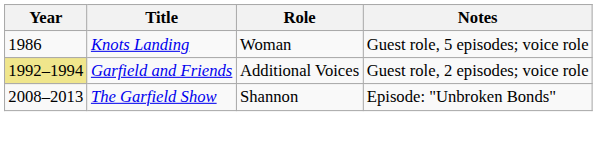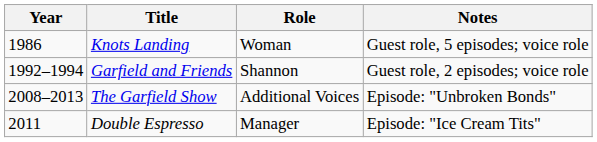(46, 70) khaki background -> (46, 70) no background
(300, 70) Additional Voices -> (269, 70) Shannon
(269, 96) Shannon -> (300, 96) Additional Voices
+ row: (147, 123)
